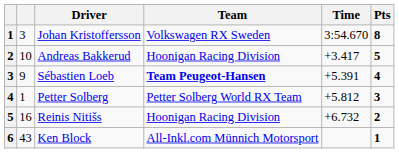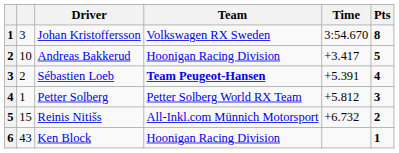(22, 76) 9 -> (22, 76) 2
(26, 117) 16 -> (26, 117) 15
(213, 117) Hoonigan Racing Division -> (233, 117) All-Inkl.com Münnich Motorsport
(233, 138) All-Inkl.com Münnich Motorsport -> (213, 138) Hoonigan Racing Division
